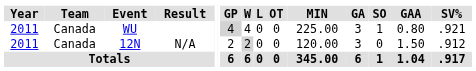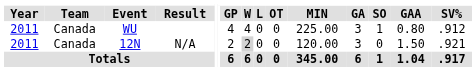(231, 29) lightgrey background -> (231, 29) no background
(452, 29) .921 -> (452, 29) .912
(452, 44) .912 -> (452, 44) .921
